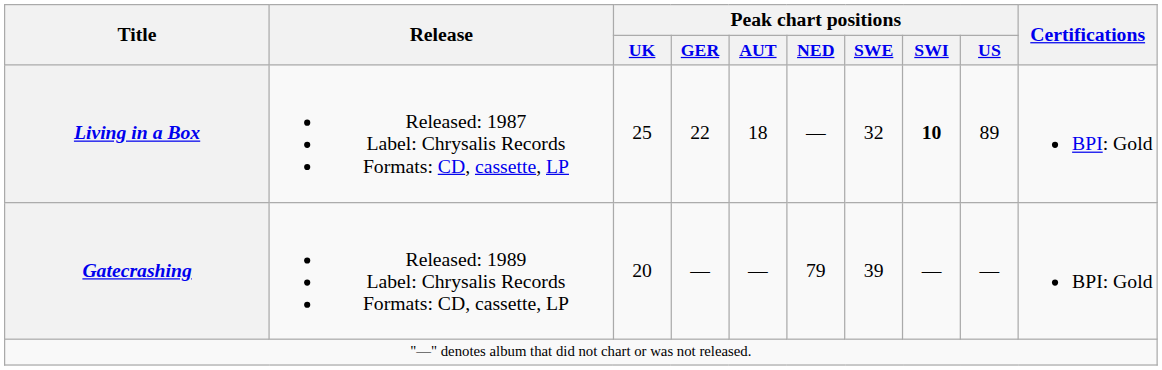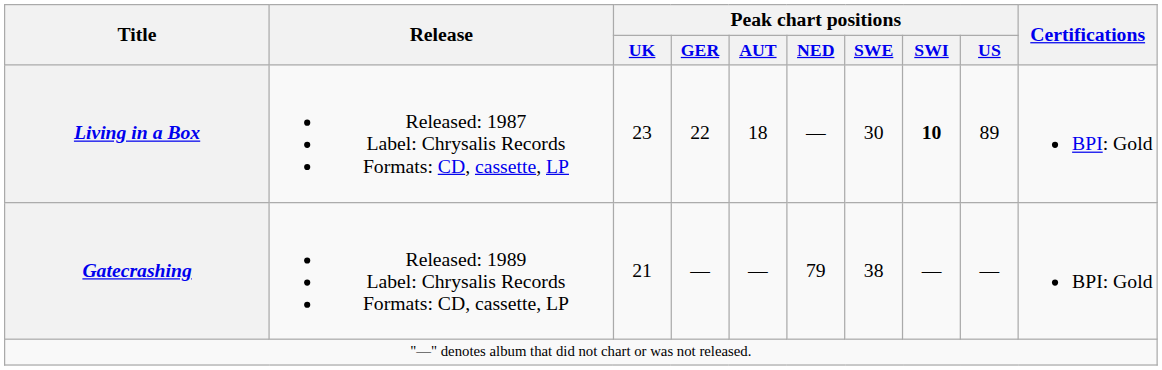(642, 133) 25 -> (642, 133) 23
(874, 133) 32 -> (874, 133) 30
(642, 270) 20 -> (642, 270) 21
(874, 270) 39 -> (874, 270) 38
